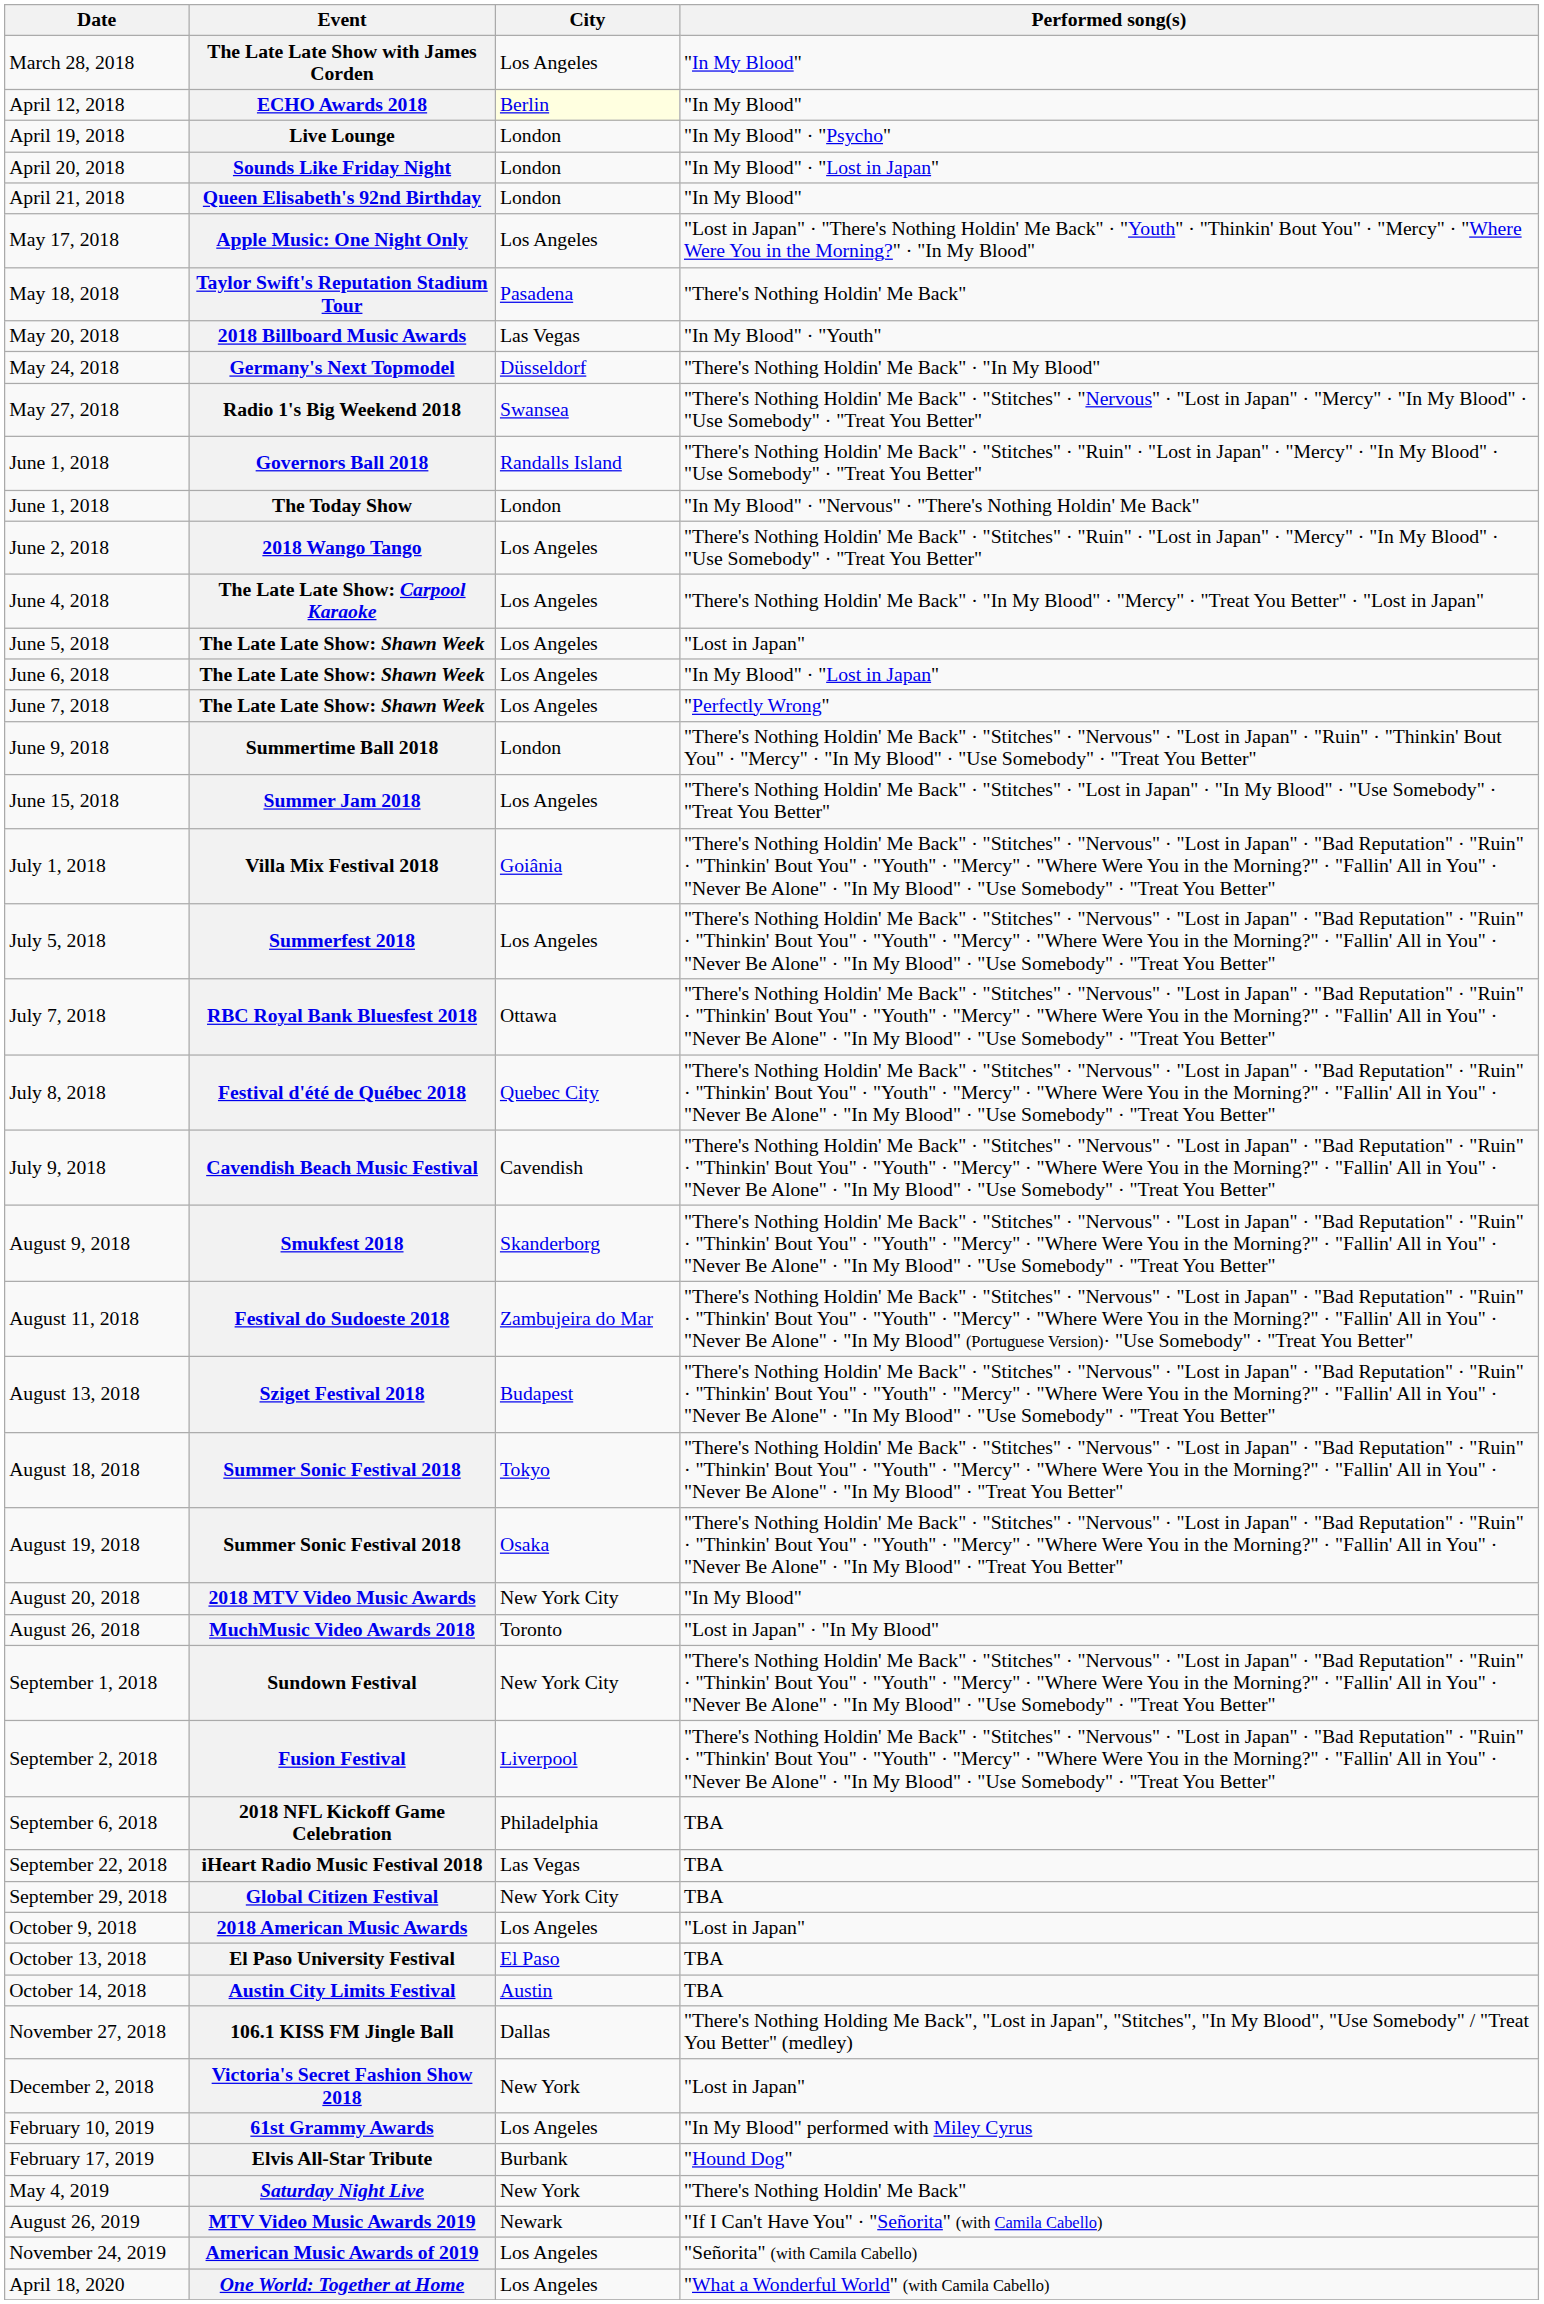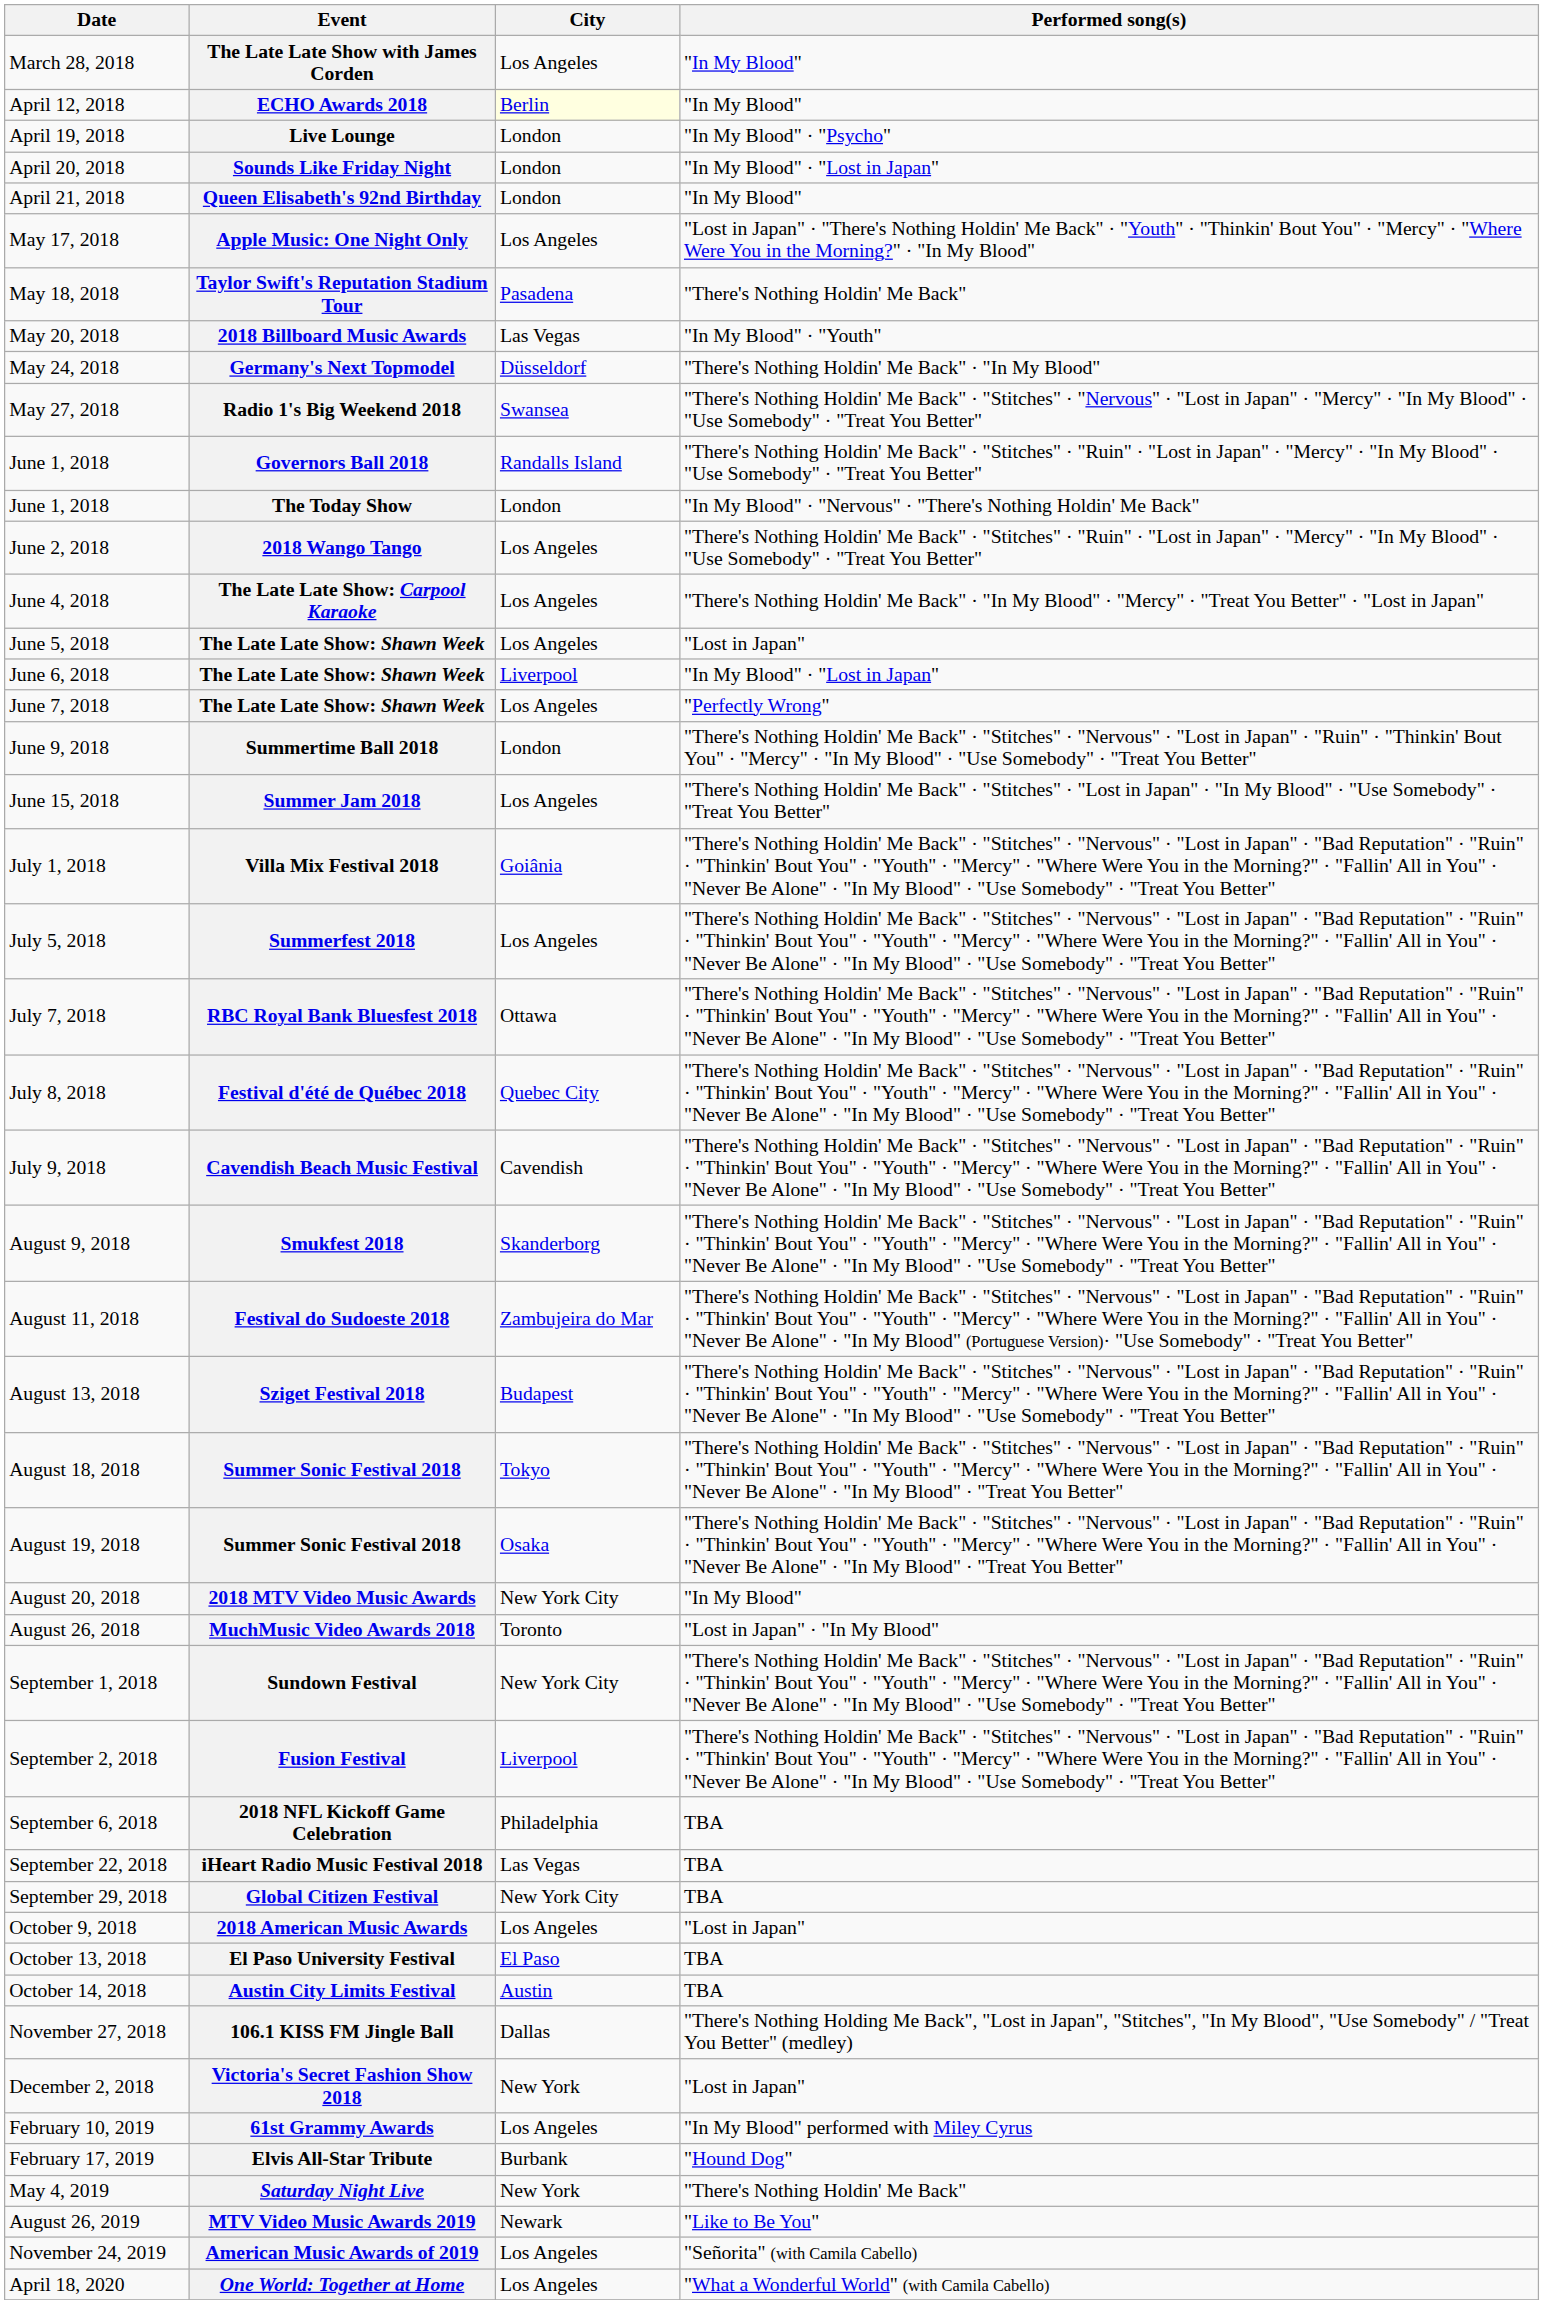(549, 674) Los Angeles -> (539, 674) Liverpool
(893, 2221) "If I Can't Have You" · "Señorita" (with Camila Cabello) -> (752, 2221) "Like to Be You"
